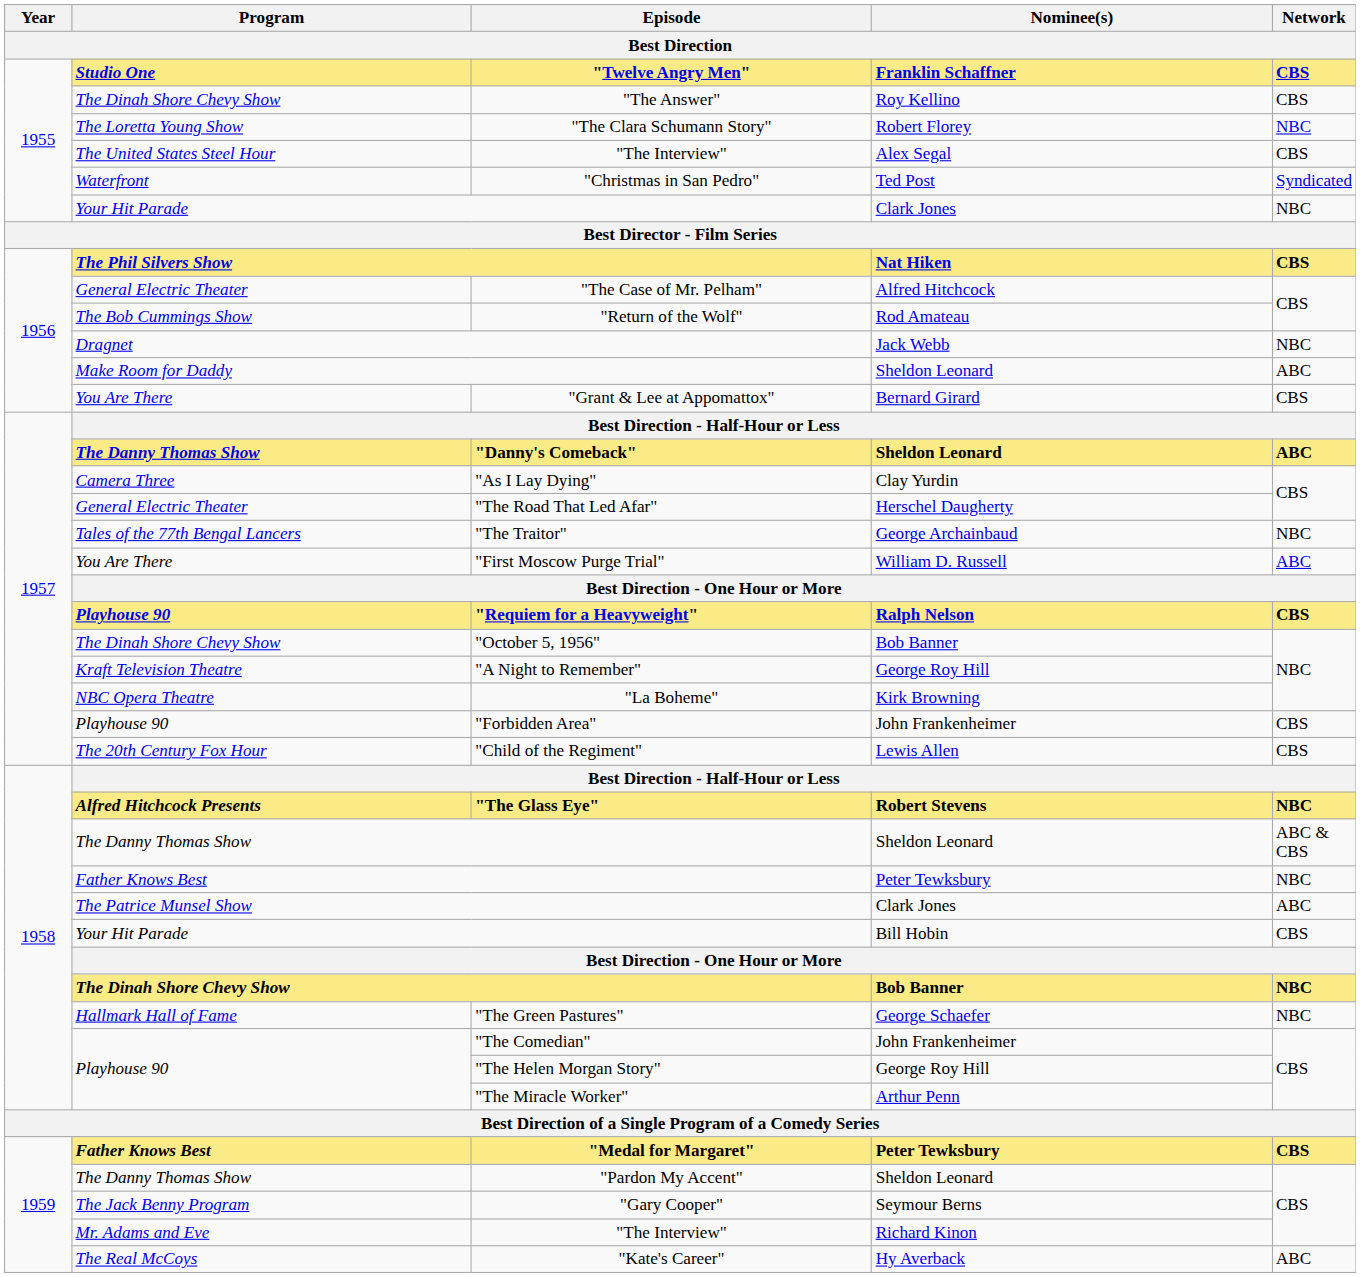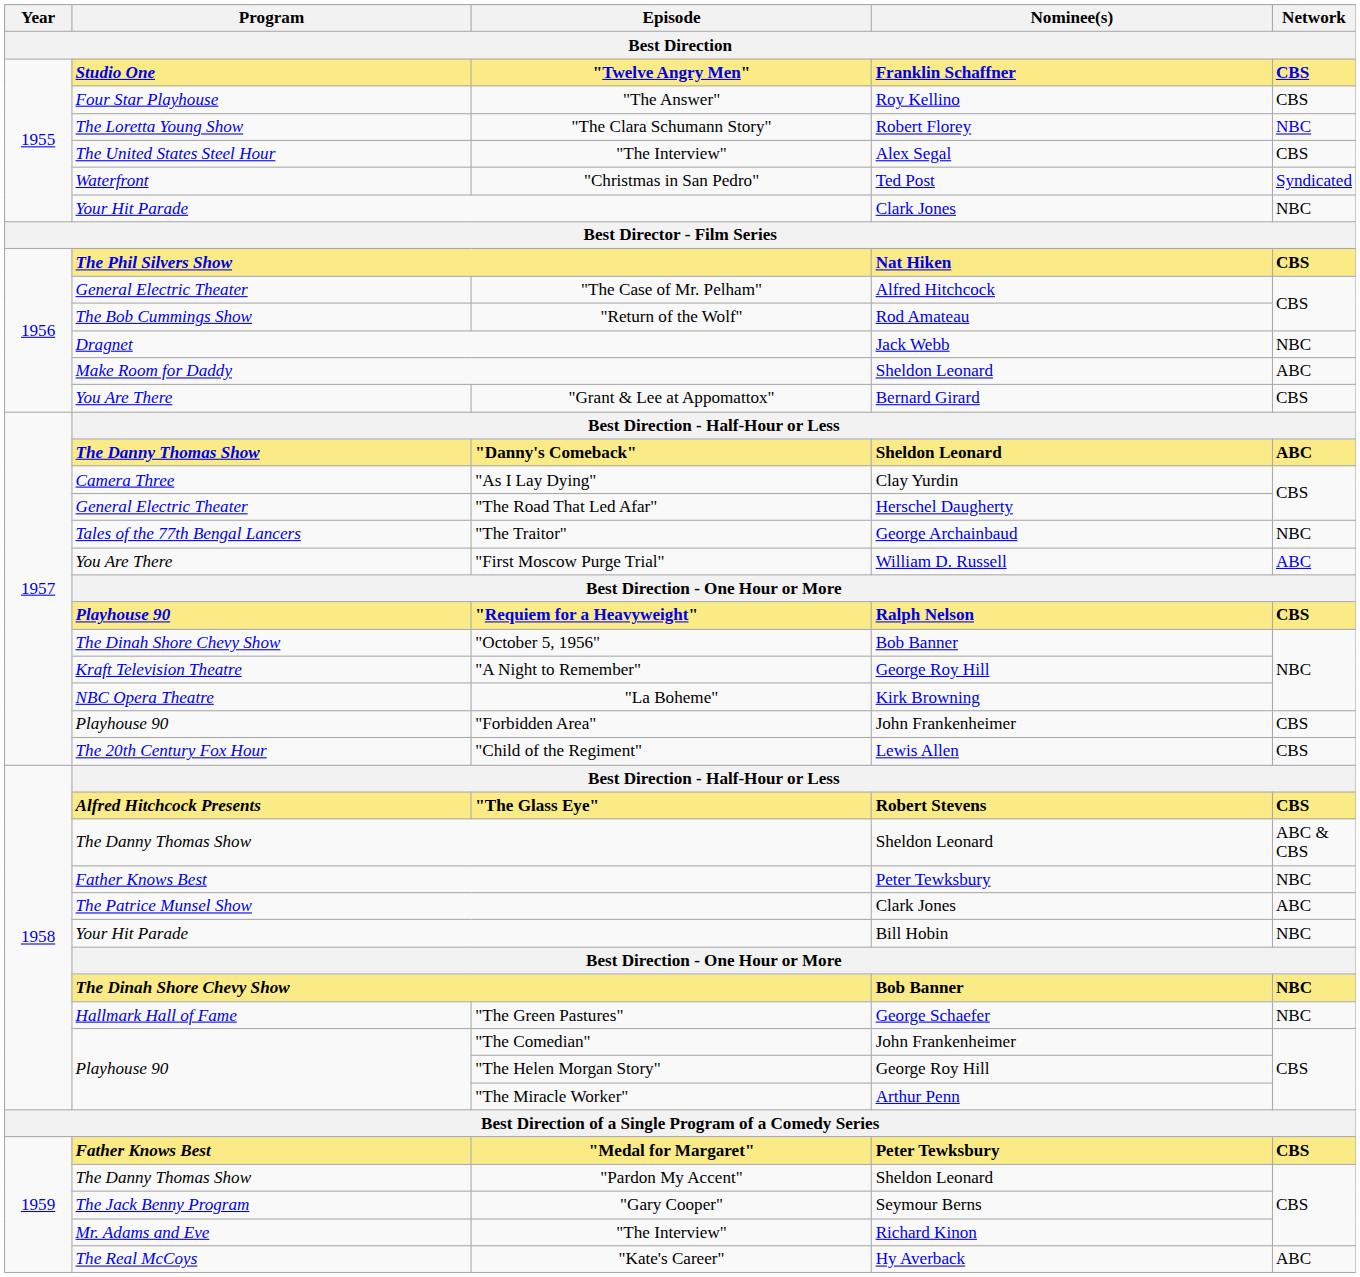(178, 99) The Dinah Shore Chevy Show -> (147, 99) Four Star Playhouse
(1294, 805) NBC -> (1293, 805) CBS
(1292, 933) CBS -> (1294, 933) NBC
